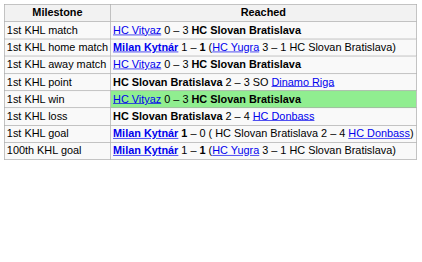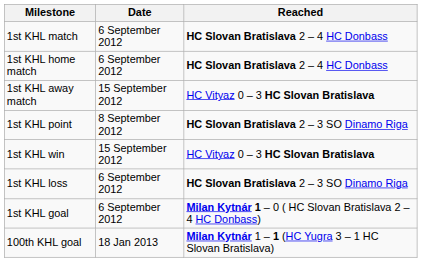+ column: (140, 13)
(207, 30) HC Vityaz 0 – 3 HC Slovan Bratislava -> (287, 36) HC Slovan Bratislava 2 – 4 HC Donbass
(254, 47) Milan Kytnár 1 – 1 (HC Yugra 3 – 1 HC Slovan Bratislava) -> (287, 65) HC Slovan Bratislava 2 – 4 HC Donbass
(207, 99) lightgreen background -> (280, 154) no background
(214, 116) HC Slovan Bratislava 2 – 4 HC Donbass -> (297, 183) HC Slovan Bratislava 2 – 3 SO Dinamo Riga
